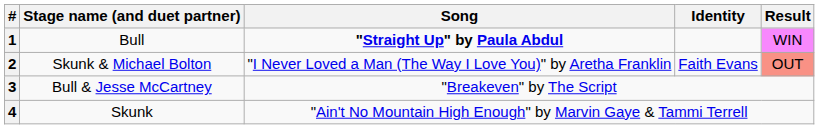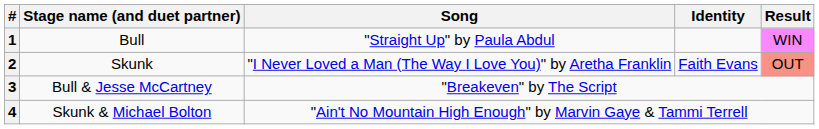(459, 40) bold -> (459, 40) normal
(132, 64) Skunk & Michael Bolton -> (132, 64) Skunk
(132, 111) Skunk -> (132, 111) Skunk & Michael Bolton
